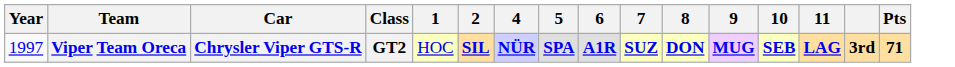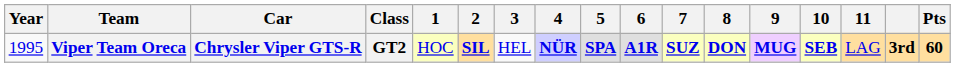+ column: (514, 19)
(26, 47) 1997 -> (26, 47) 1995
(822, 47) bold -> (863, 47) normal
(895, 47) 71 -> (934, 47) 60
